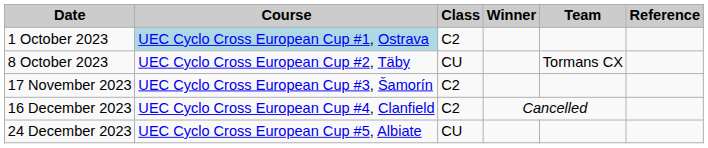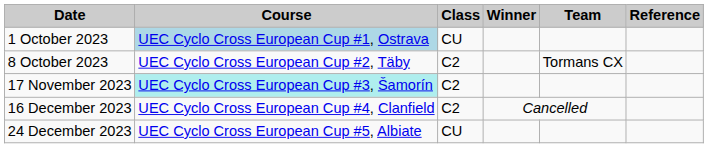(451, 39) C2 -> (452, 39) CU
(452, 62) CU -> (451, 62) C2
(286, 85) no background -> (286, 85) paleturquoise background
